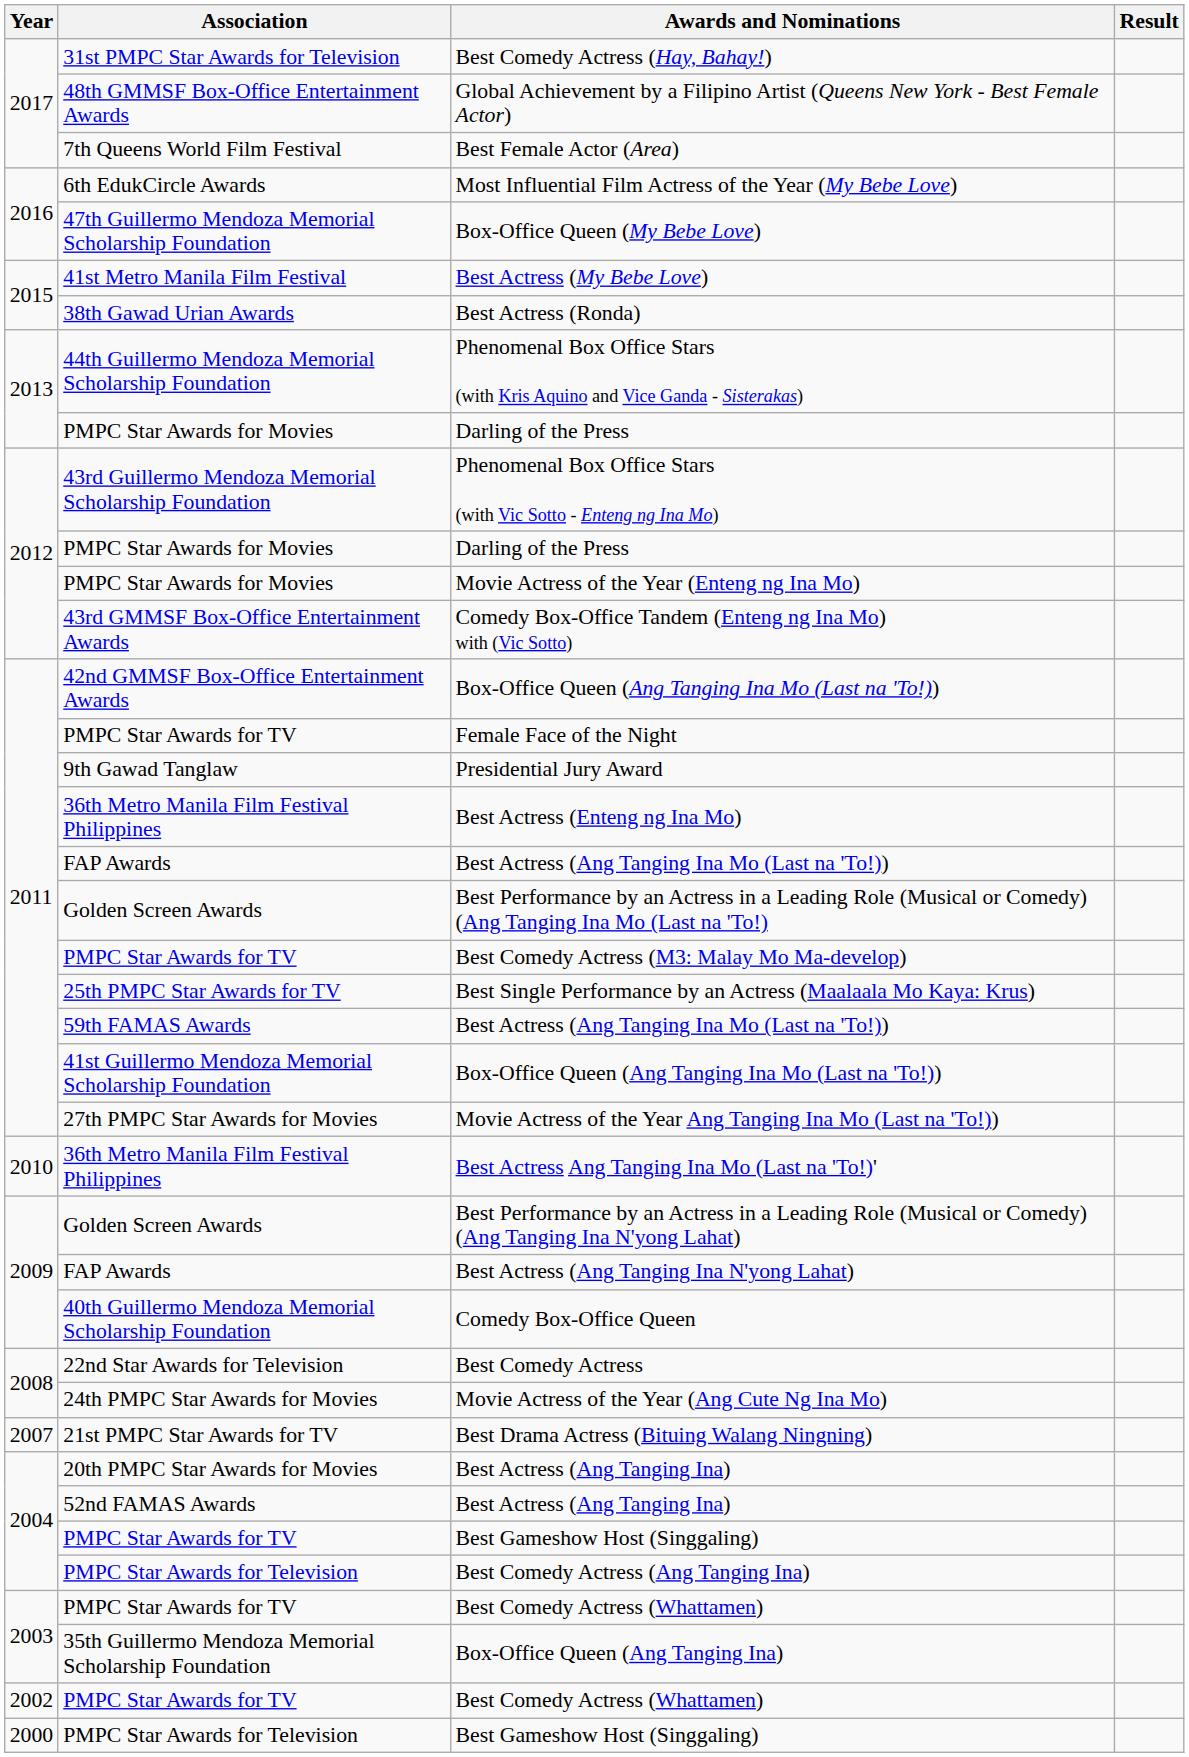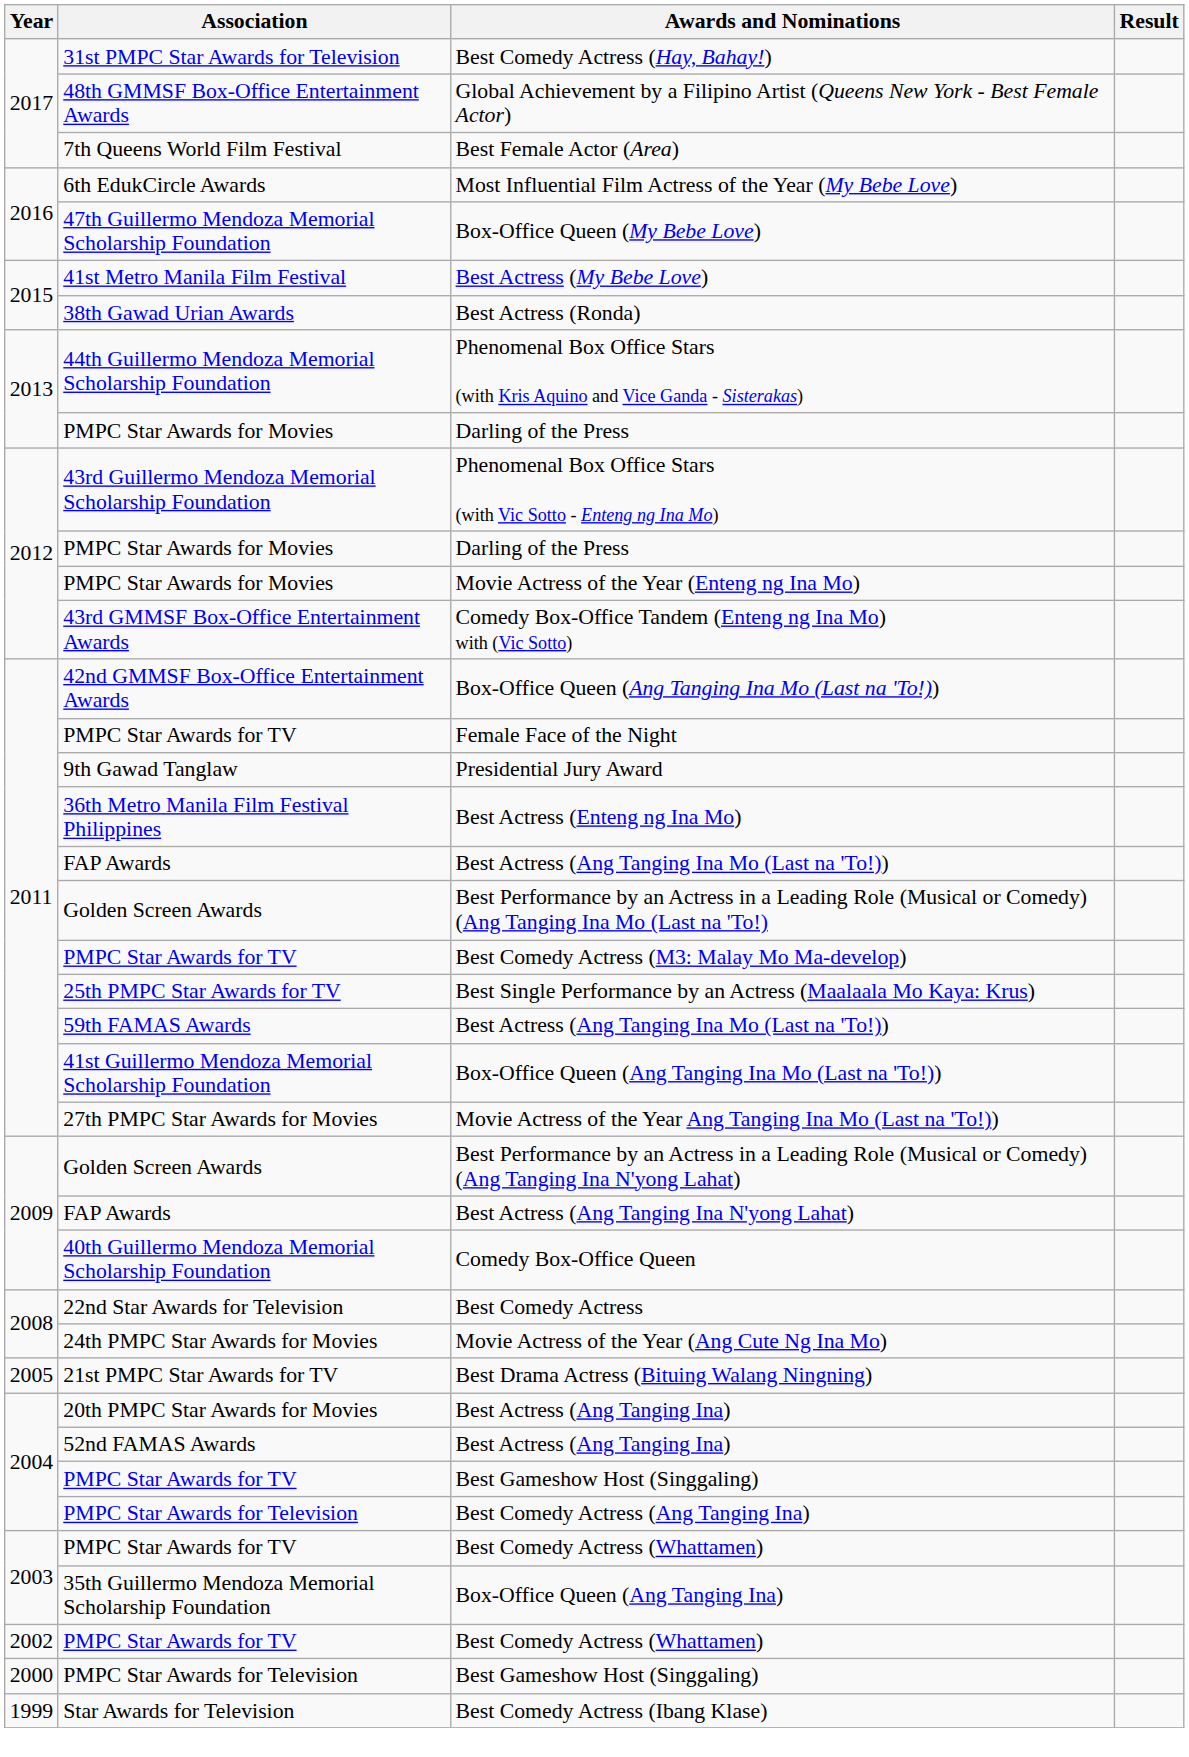- row: (206, 1166)
(31, 1434) 2007 -> (31, 1375) 2005
+ row: (179, 1710)
